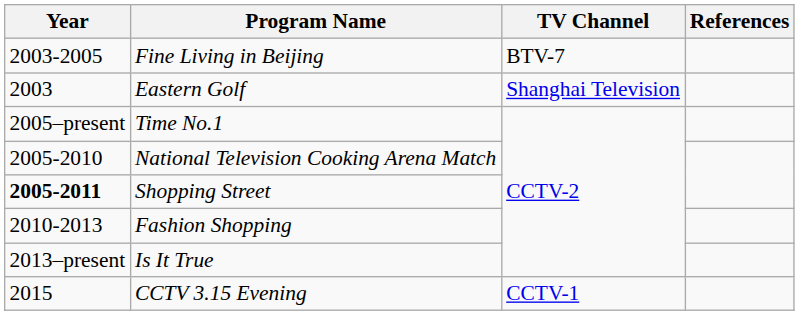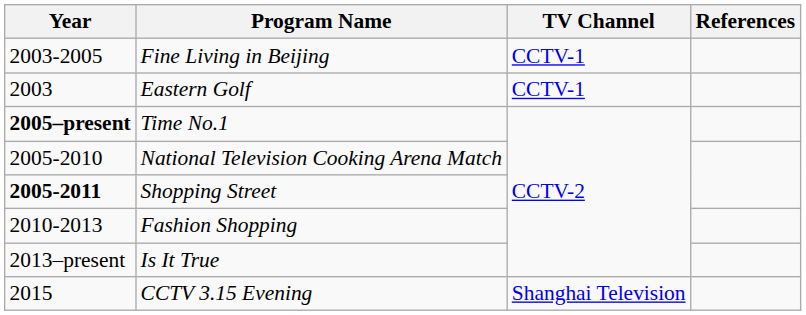(536, 55) BTV-7 -> (548, 55) CCTV-1
(593, 89) Shanghai Television -> (548, 89) CCTV-1
(67, 123) normal -> (70, 123) bold
(543, 293) CCTV-1 -> (599, 293) Shanghai Television
